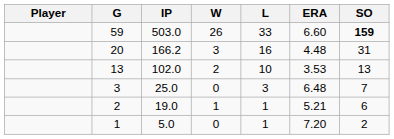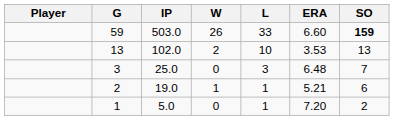- row: (117, 50)
